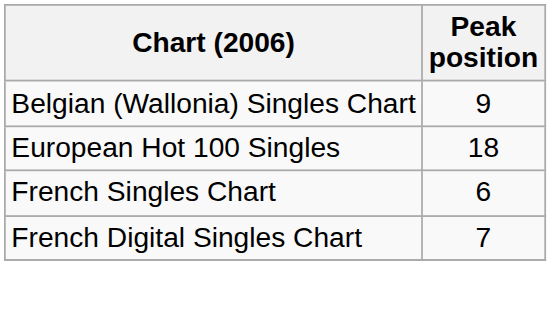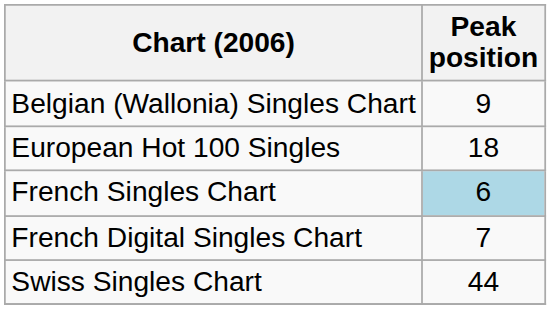(483, 192) no background -> (483, 192) lightblue background
+ row: (137, 281)
